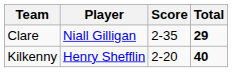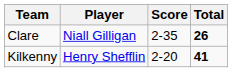(201, 35) 29 -> (201, 35) 26
(201, 56) 40 -> (201, 56) 41
